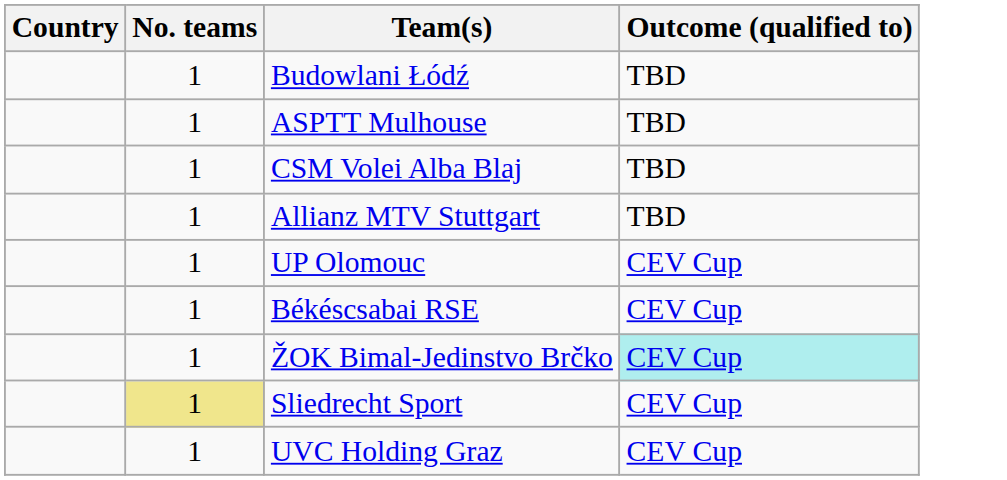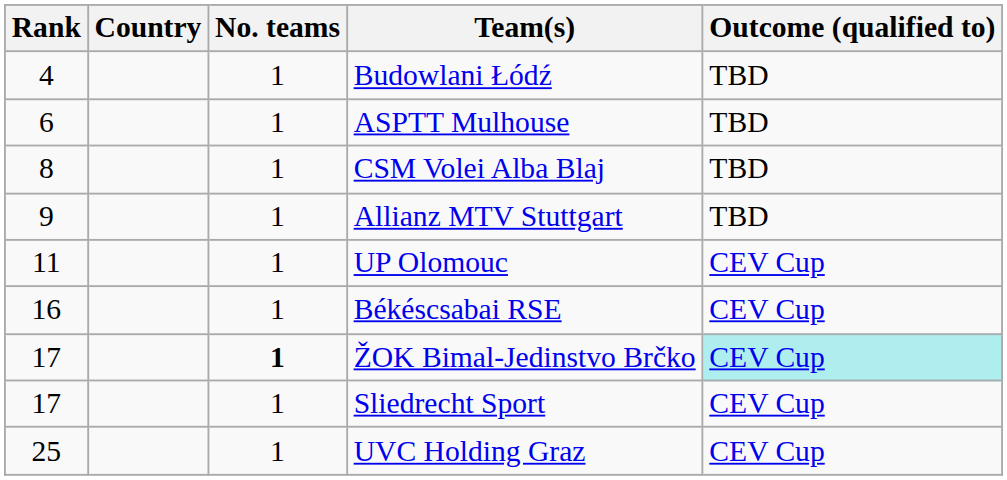+ column: (46, 27)
(195, 356) normal -> (278, 356) bold
(195, 403) khaki background -> (278, 403) no background
